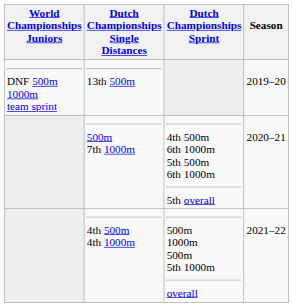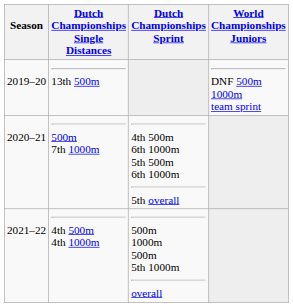columns swapped: (266, 25) <-> (44, 25)
